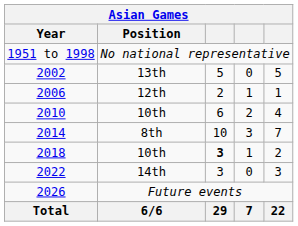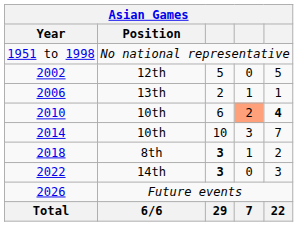(152, 73) 13th -> (152, 73) 12th
(152, 93) 12th -> (152, 93) 13th
(249, 113) no background -> (249, 113) lightsalmon background
(278, 113) normal -> (278, 113) bold
(152, 133) 8th -> (152, 133) 10th
(152, 152) 10th -> (152, 152) 8th
(220, 172) normal -> (220, 172) bold
